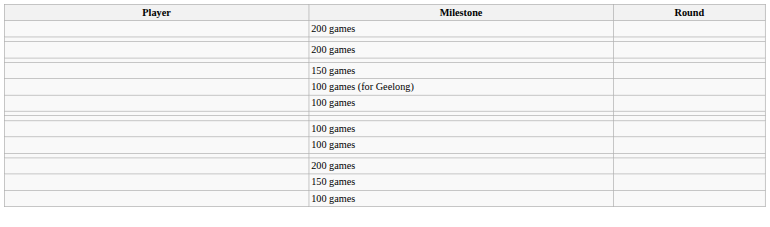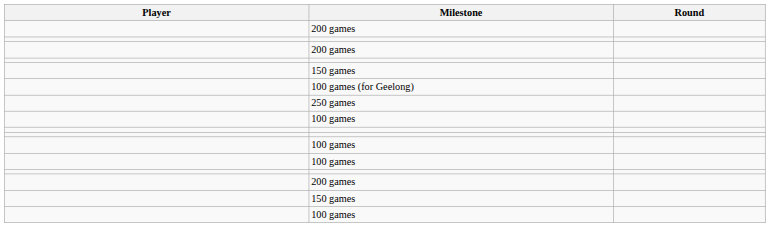+ row: (157, 103)
